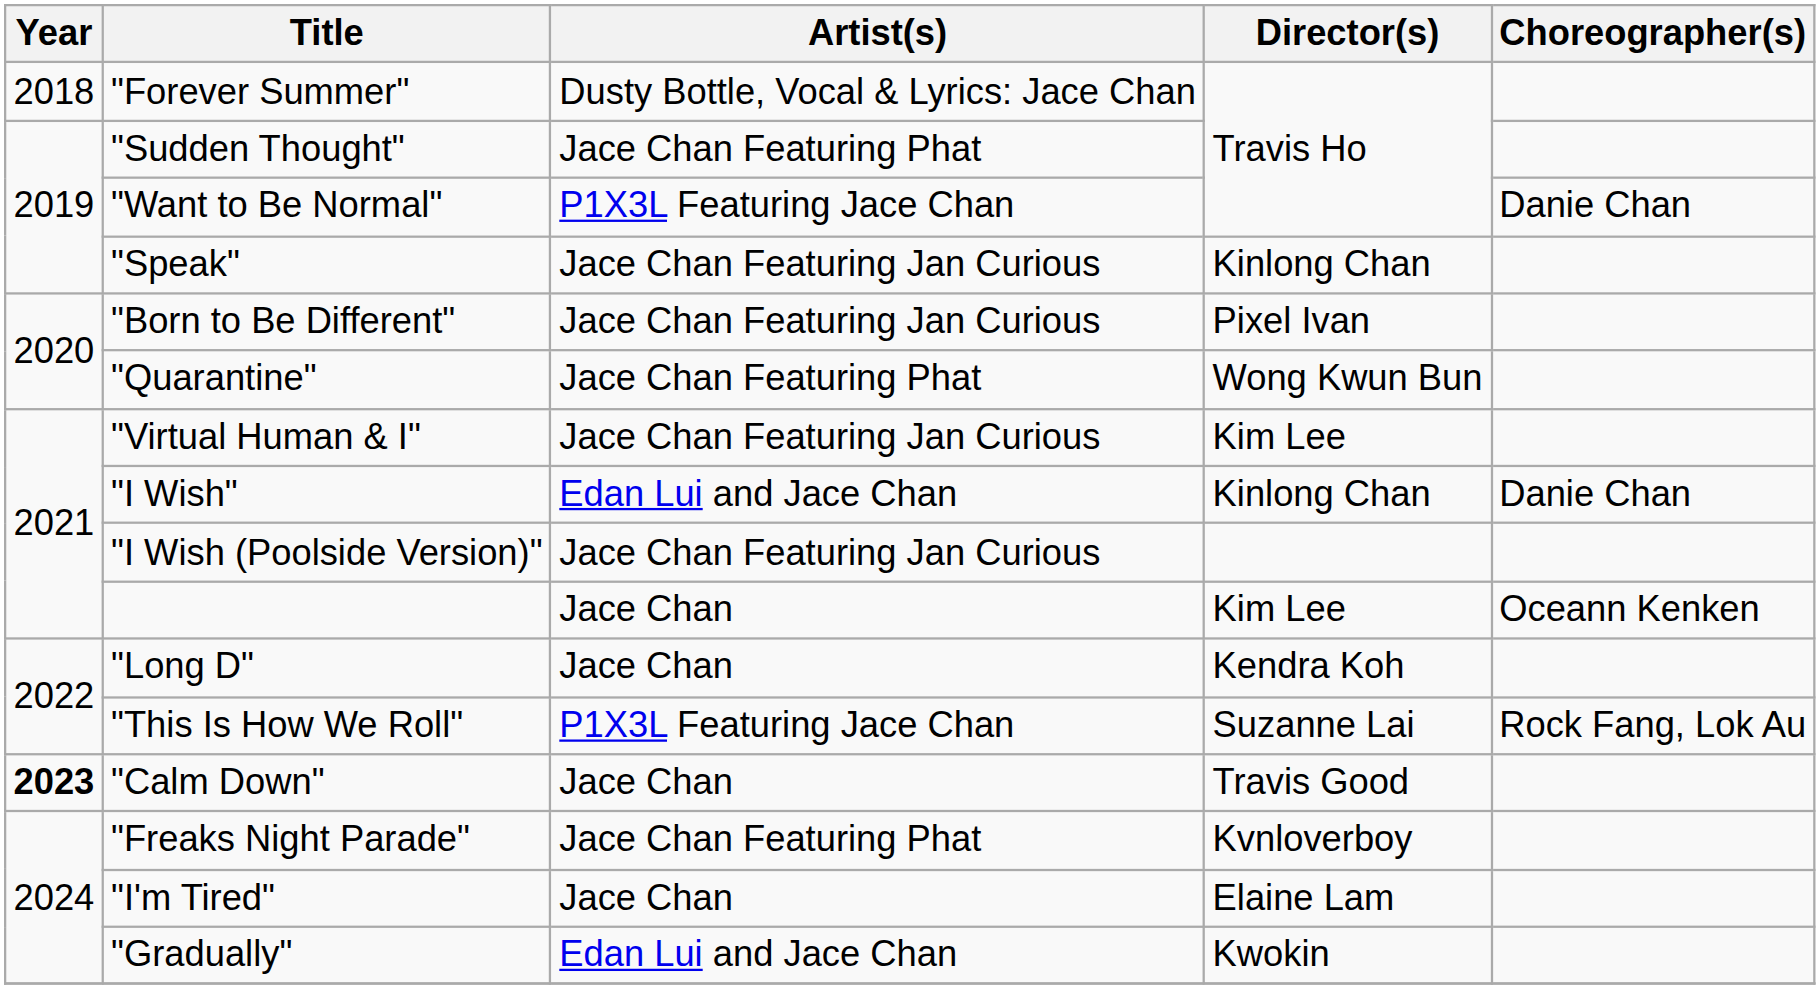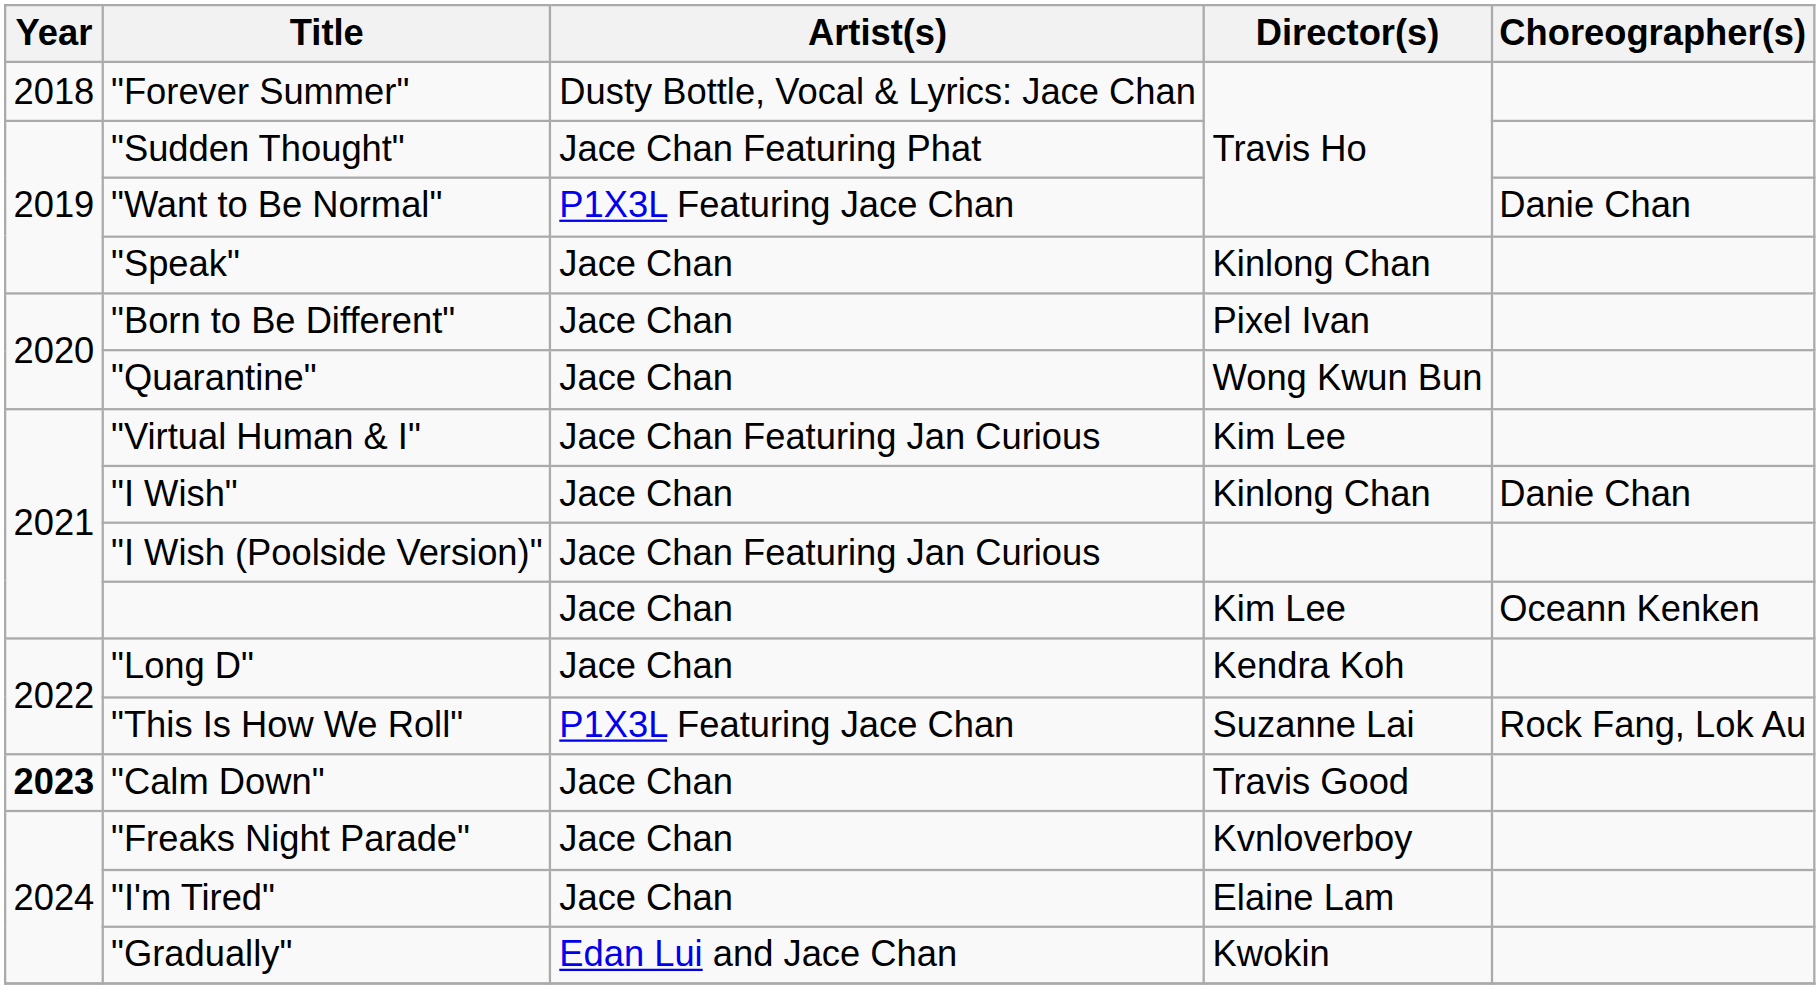(830, 263) Jace Chan Featuring Jan Curious -> (646, 263) Jace Chan
(830, 321) Jace Chan Featuring Jan Curious -> (646, 321) Jace Chan
(770, 378) Jace Chan Featuring Phat -> (646, 378) Jace Chan
(758, 494) Edan Lui and Jace Chan -> (646, 494) Jace Chan
(770, 839) Jace Chan Featuring Phat -> (646, 839) Jace Chan
